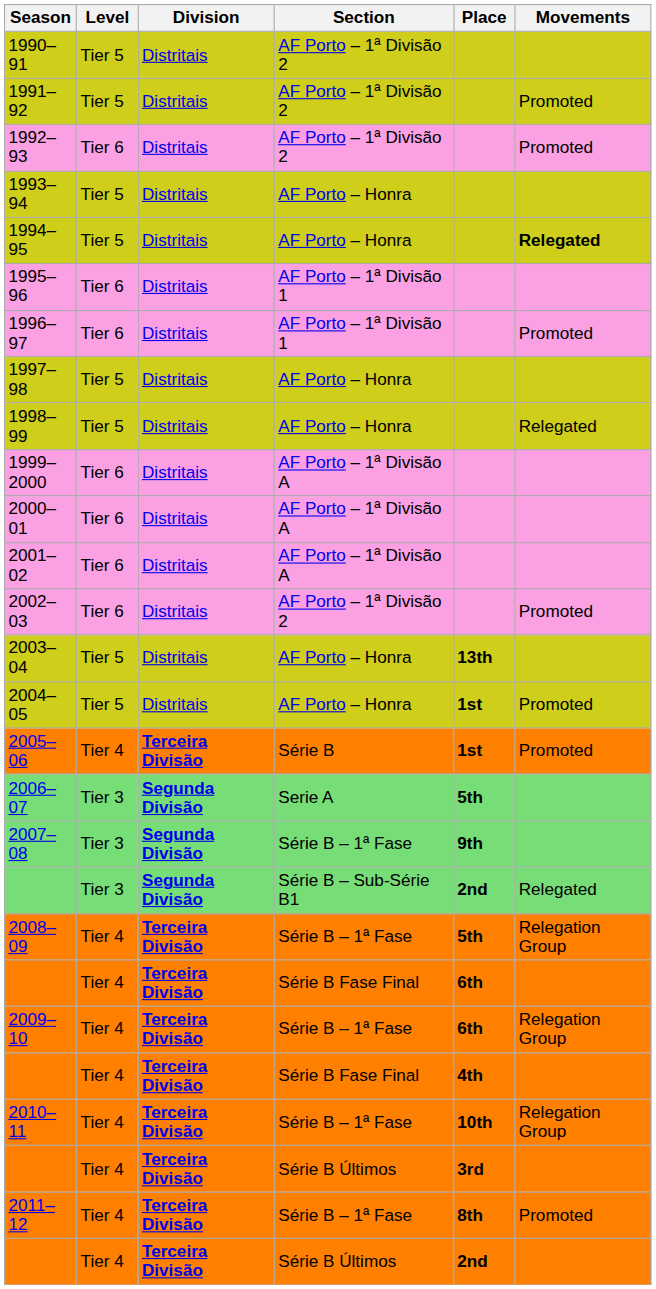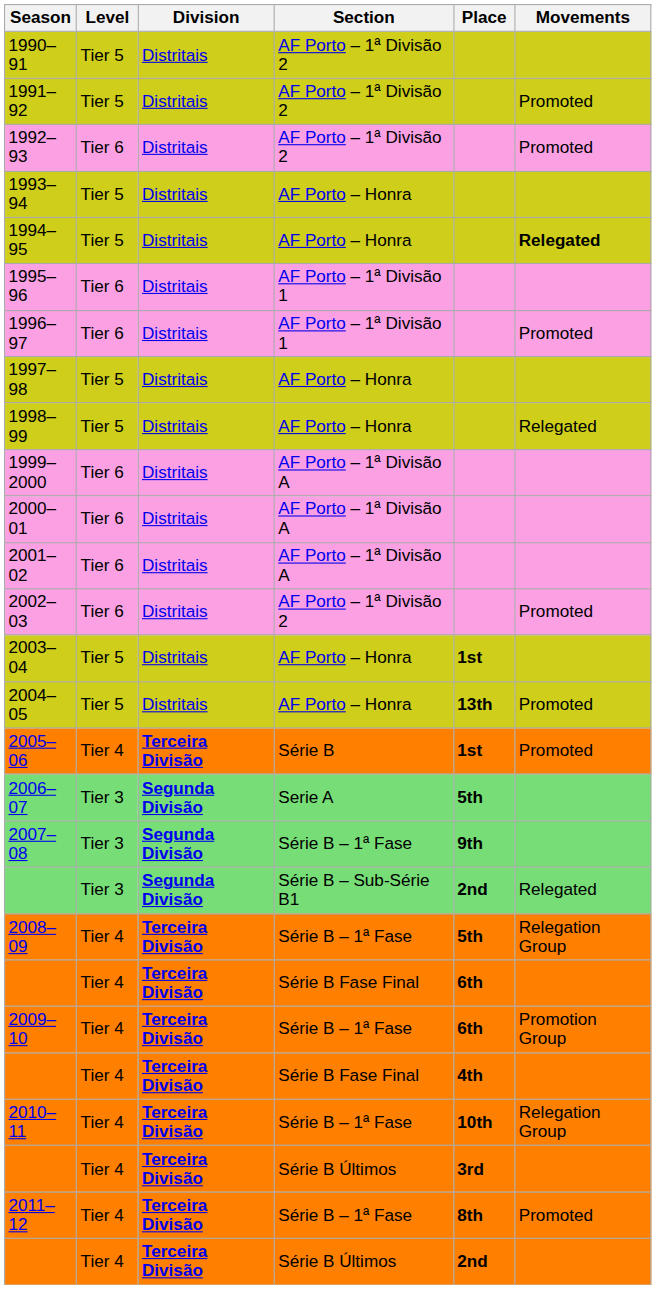(475, 658) 13th -> (470, 658) 1st
(470, 704) 1st -> (475, 704) 13th
(560, 1029) Relegation Group -> (558, 1029) Promotion Group
